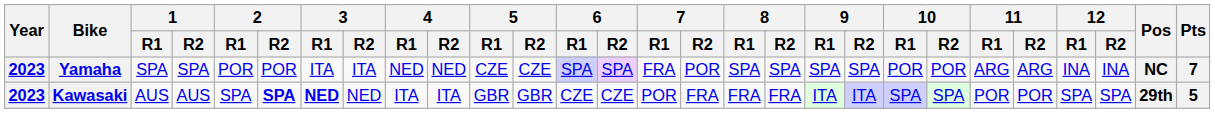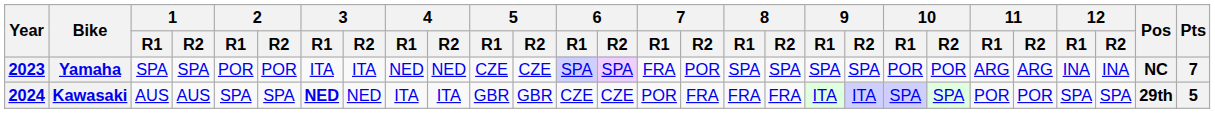(27, 96) 2023 -> (27, 96) 2024
(279, 96) bold -> (279, 96) normal
